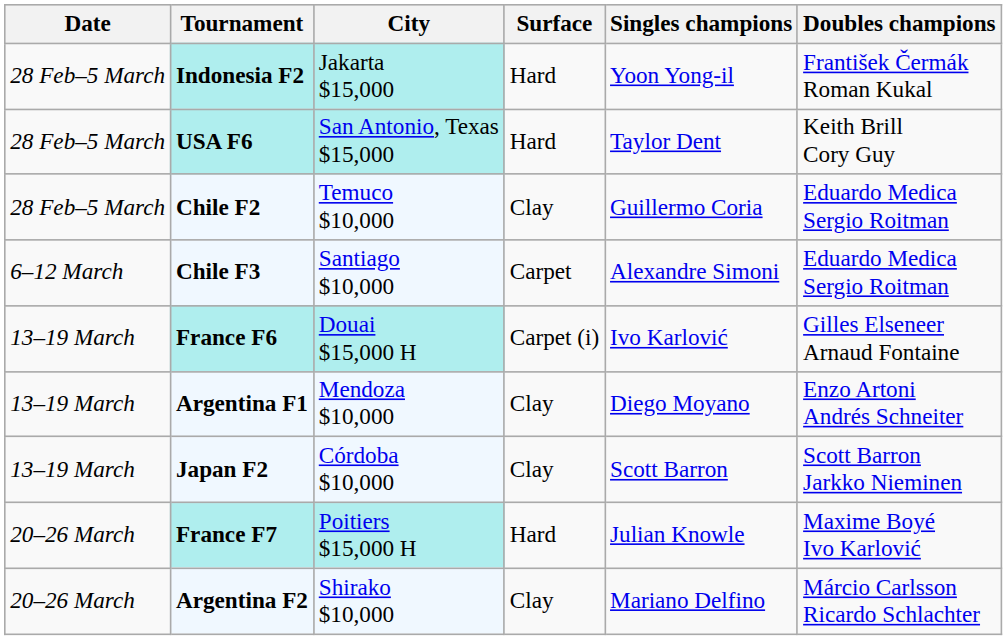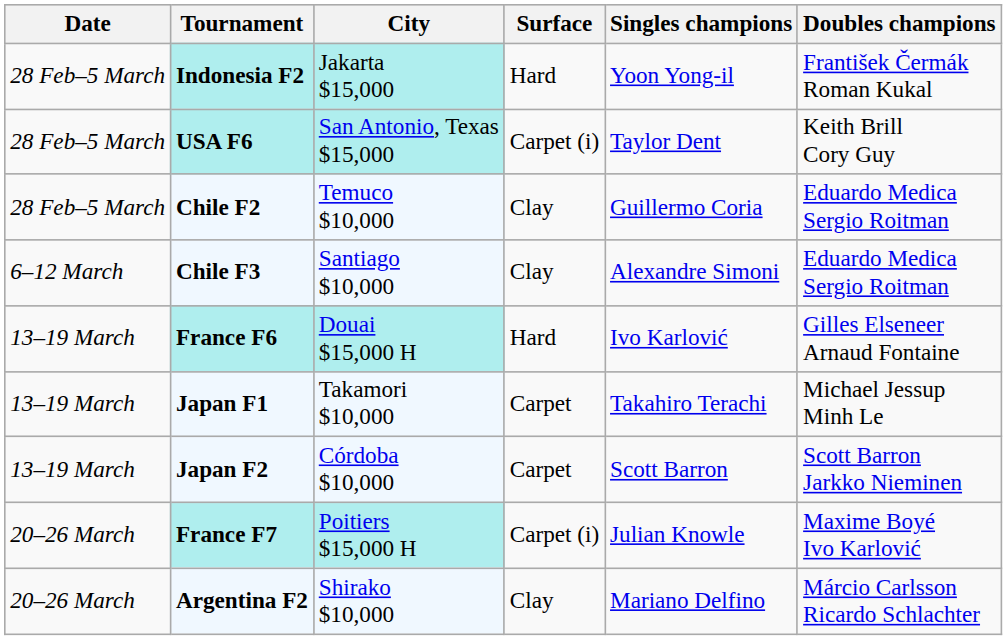(533, 141) Hard -> (554, 141) Carpet (i)
(541, 272) Carpet -> (532, 272) Clay
(554, 338) Carpet (i) -> (533, 338) Hard
- row: (242, 403)
+ row: (222, 403)
(532, 469) Clay -> (541, 469) Carpet
(533, 535) Hard -> (554, 535) Carpet (i)
